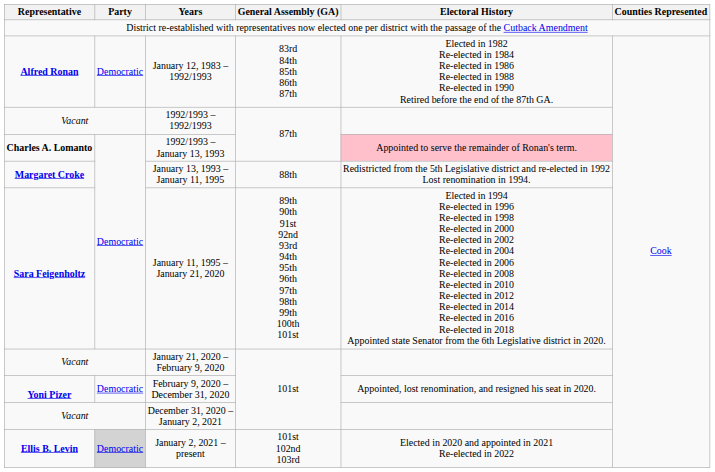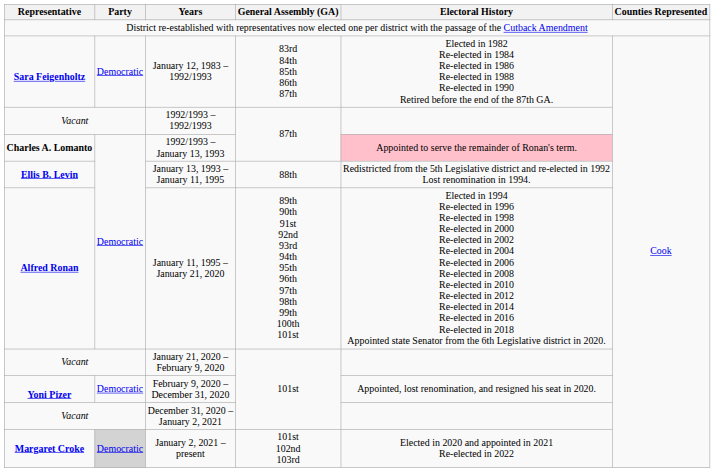(49, 71) Alfred Ronan -> (49, 77) Sara Feigenholtz
(49, 174) Margaret Croke -> (49, 174) Ellis B. Levin
(49, 274) Sara Feigenholtz -> (49, 268) Alfred Ronan
(49, 448) Ellis B. Levin -> (49, 448) Margaret Croke
